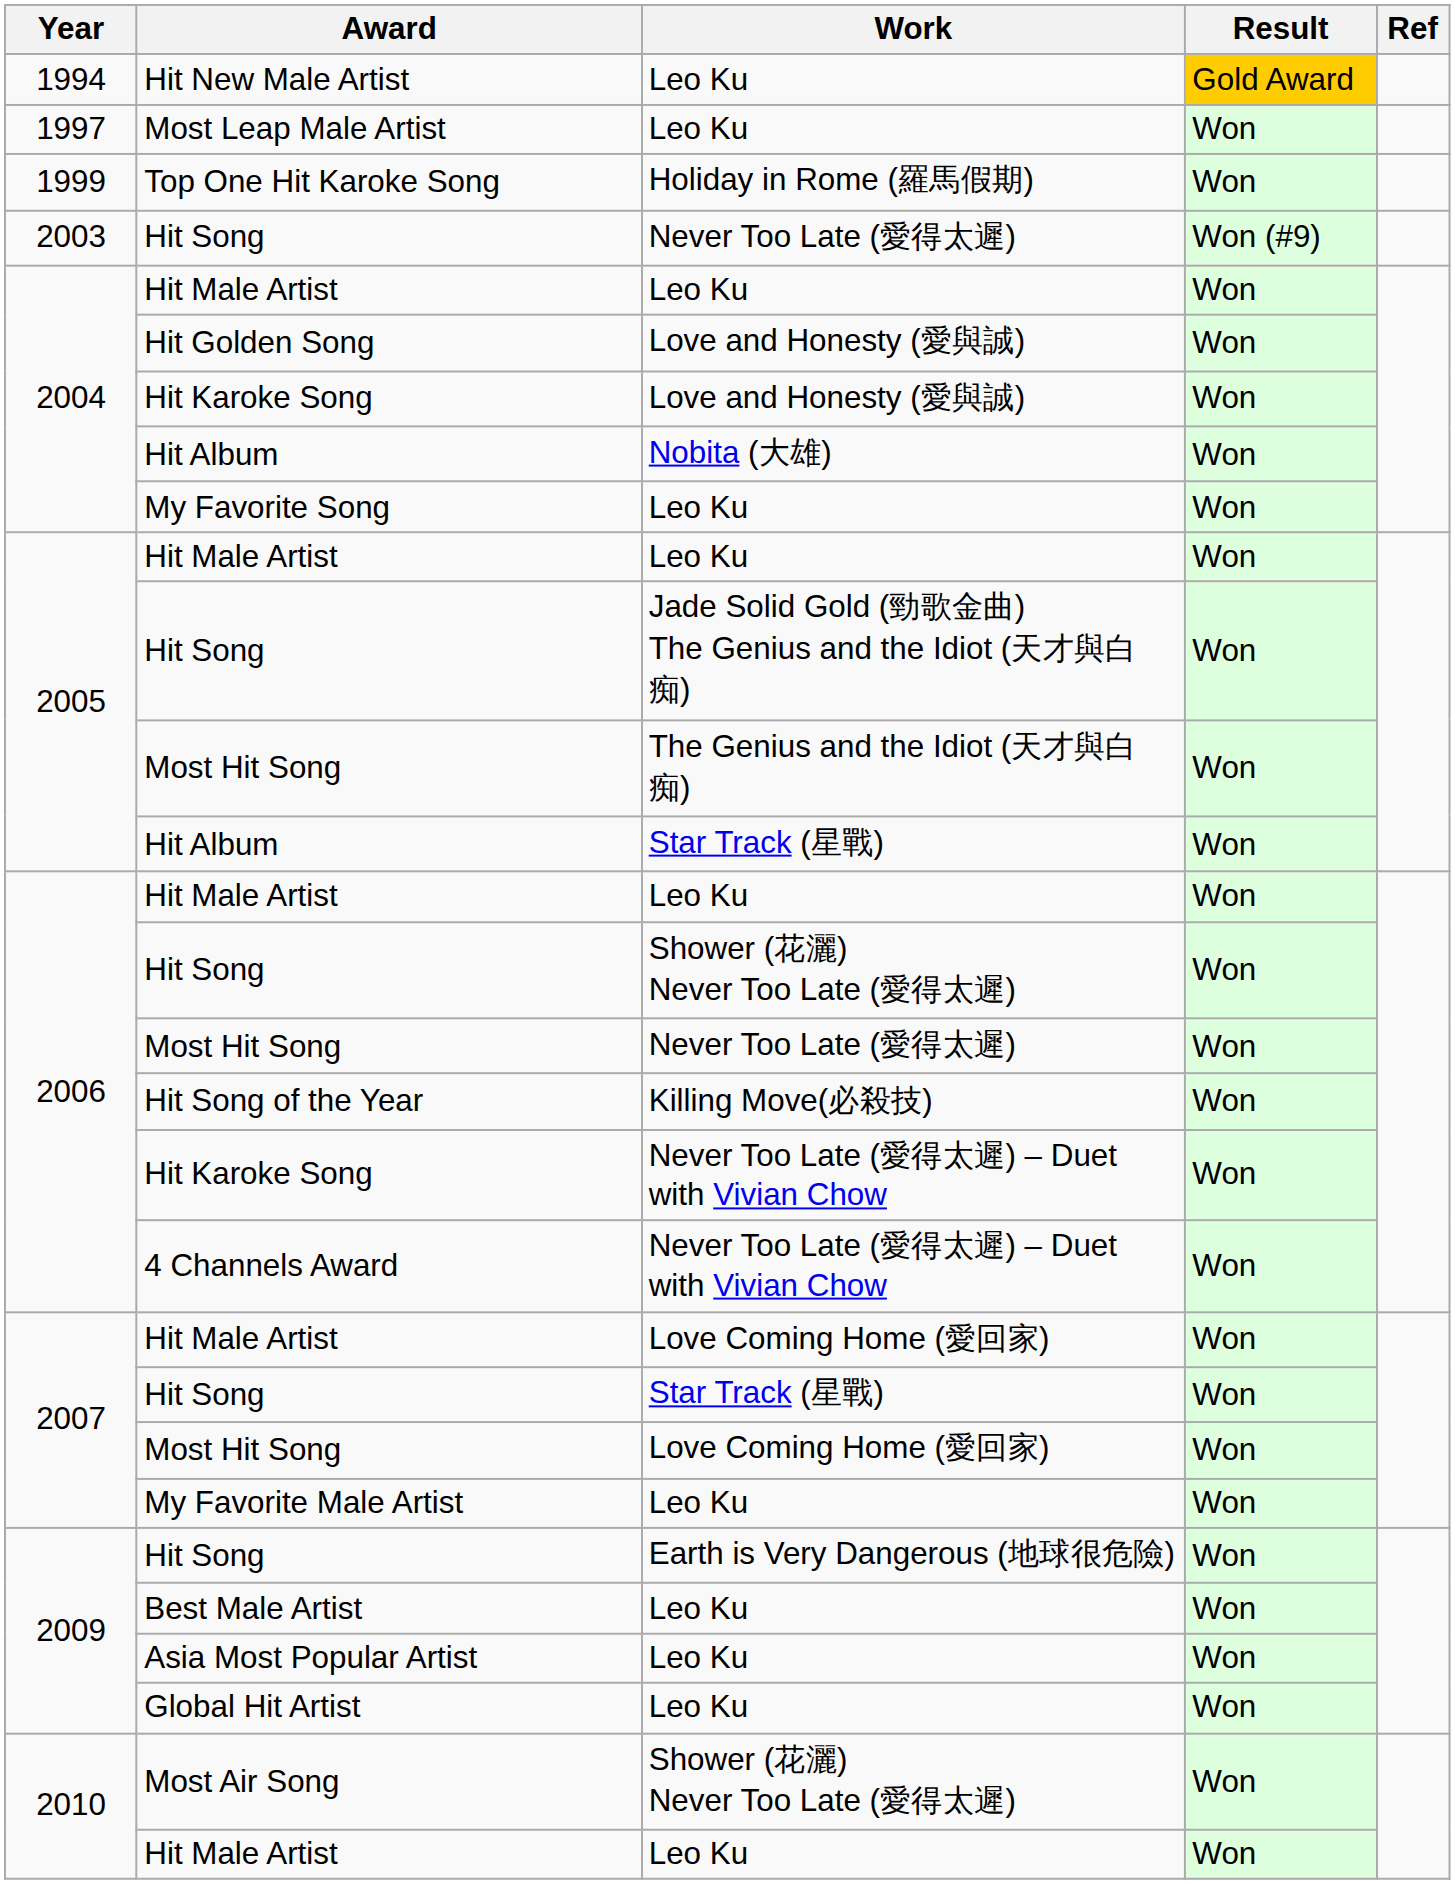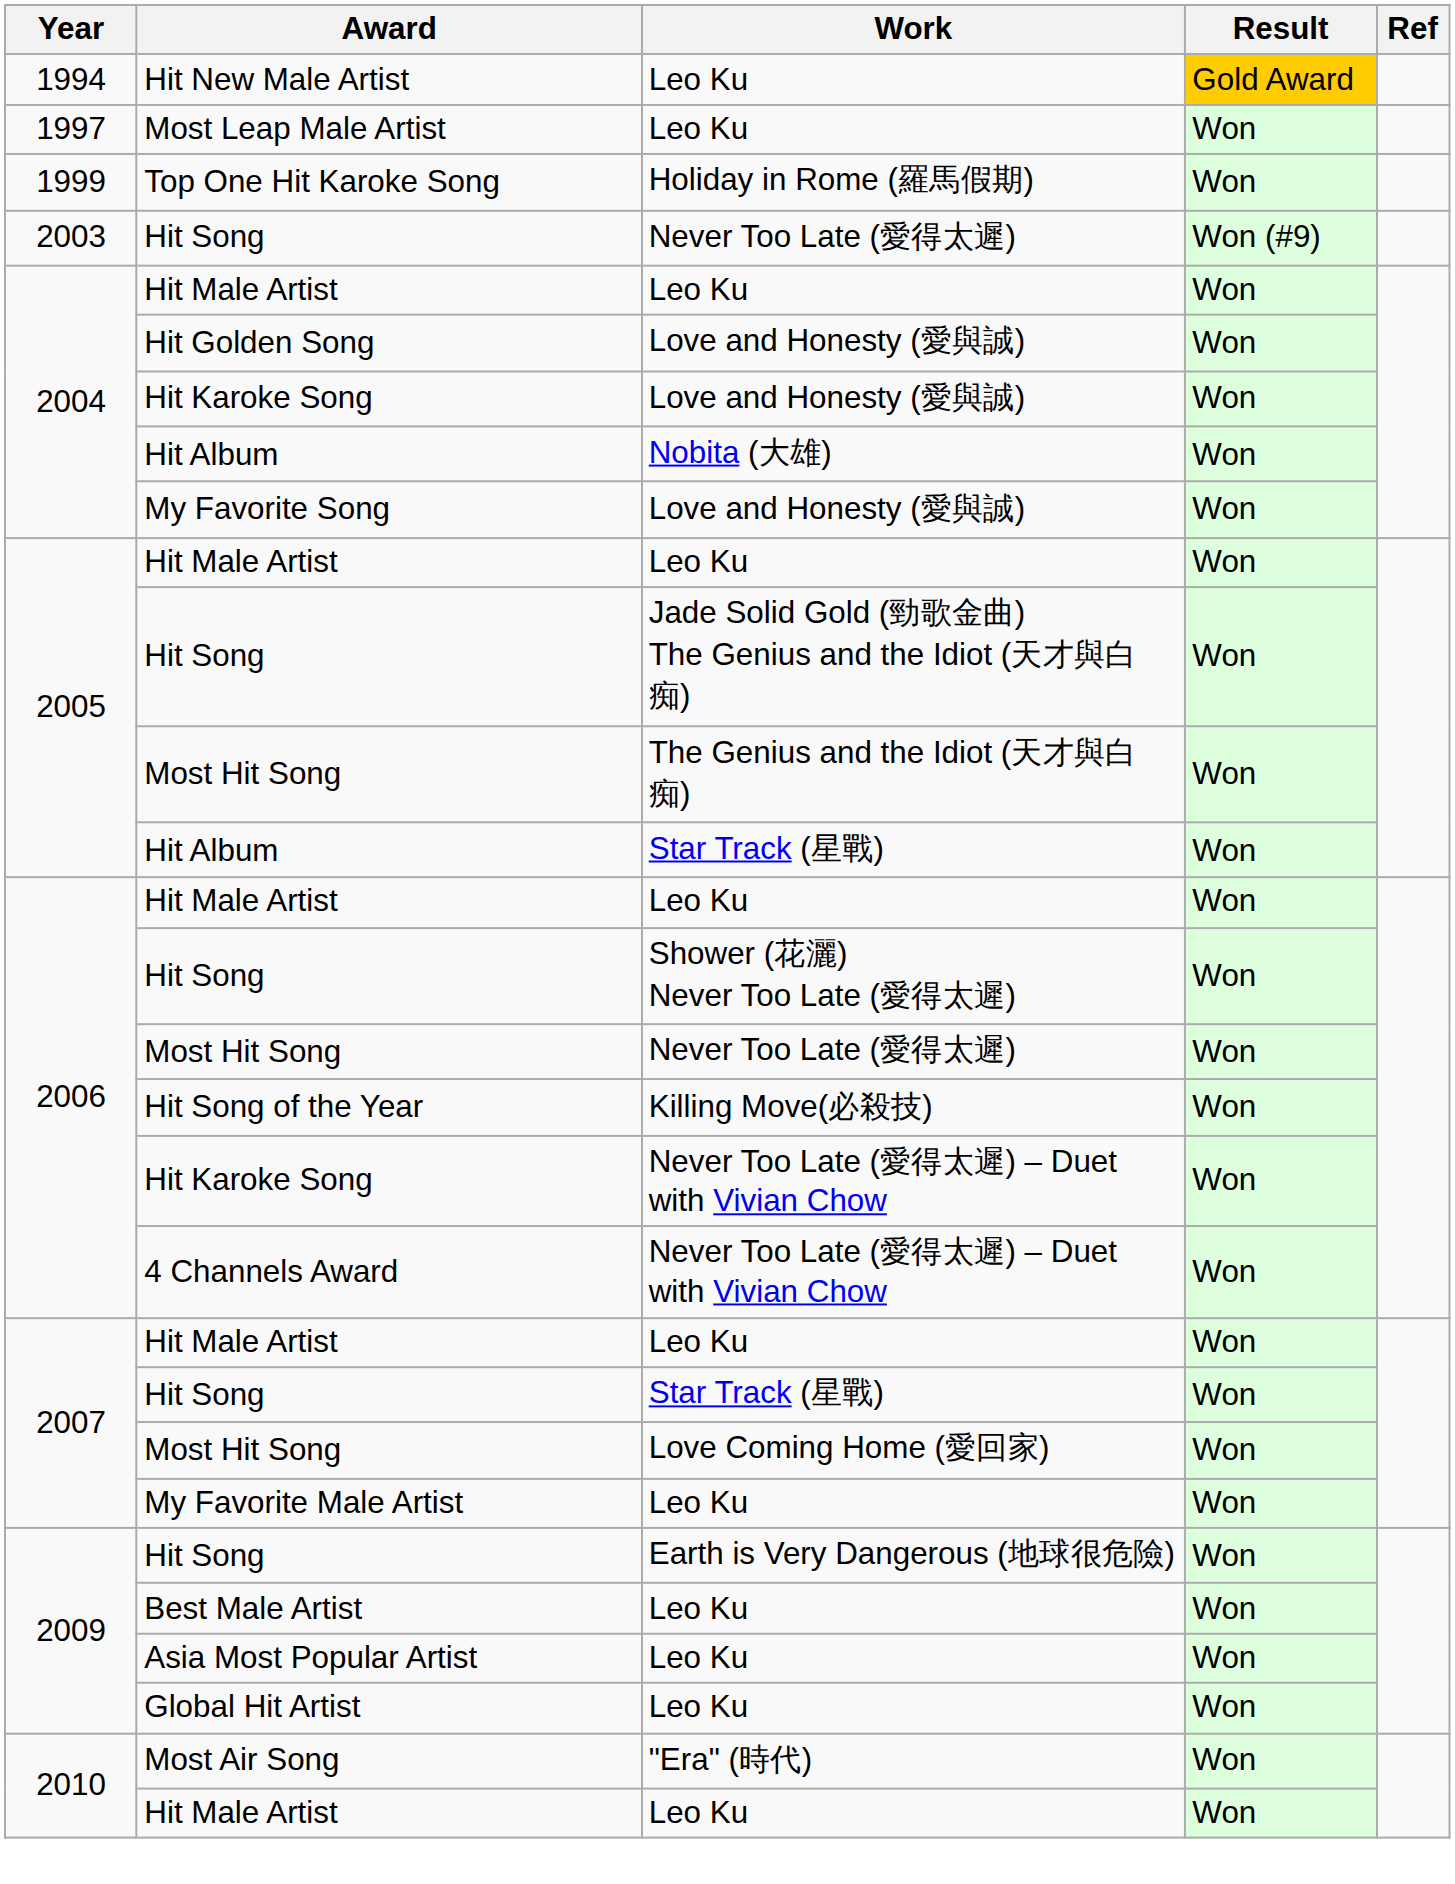(698, 506) Leo Ku -> (837, 508) Love and Honesty (愛與誠)
(849, 1337) Love Coming Home (愛回家) -> (698, 1341) Leo Ku
(832, 1779) Shower (花灑) Never Too Late (愛得太遲) -> (730, 1759) "Era" (時代)
